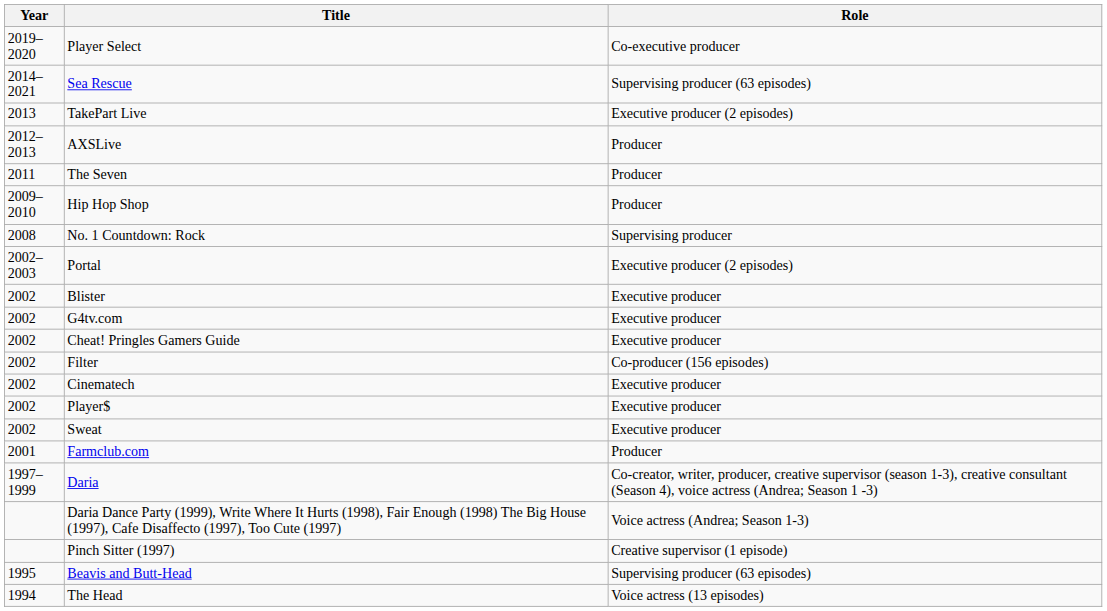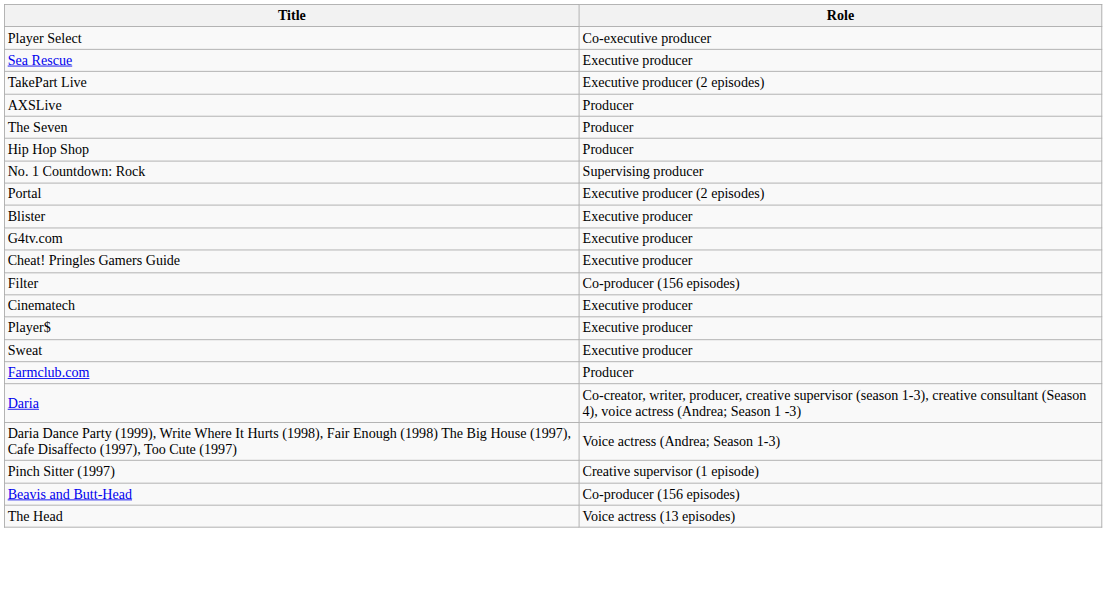- column: (34, 15)
(711, 84) Supervising producer (63 episodes) -> (637, 60) Executive producer
(711, 573) Supervising producer (63 episodes) -> (661, 493) Co-producer (156 episodes)
